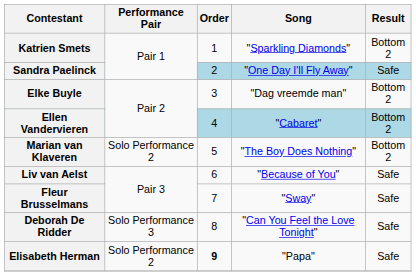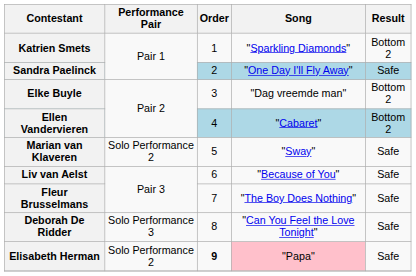(298, 152) "The Boy Does Nothing" -> (298, 152) "Sway"
(388, 152) Bottom 2 -> (388, 152) Safe
(298, 198) "Sway" -> (298, 198) "The Boy Does Nothing"
(298, 256) no background -> (298, 256) pink background
